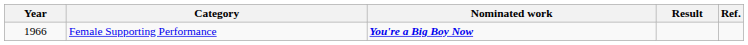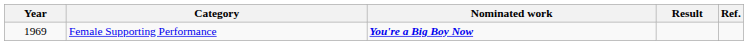(35, 31) 1966 -> (35, 31) 1969
